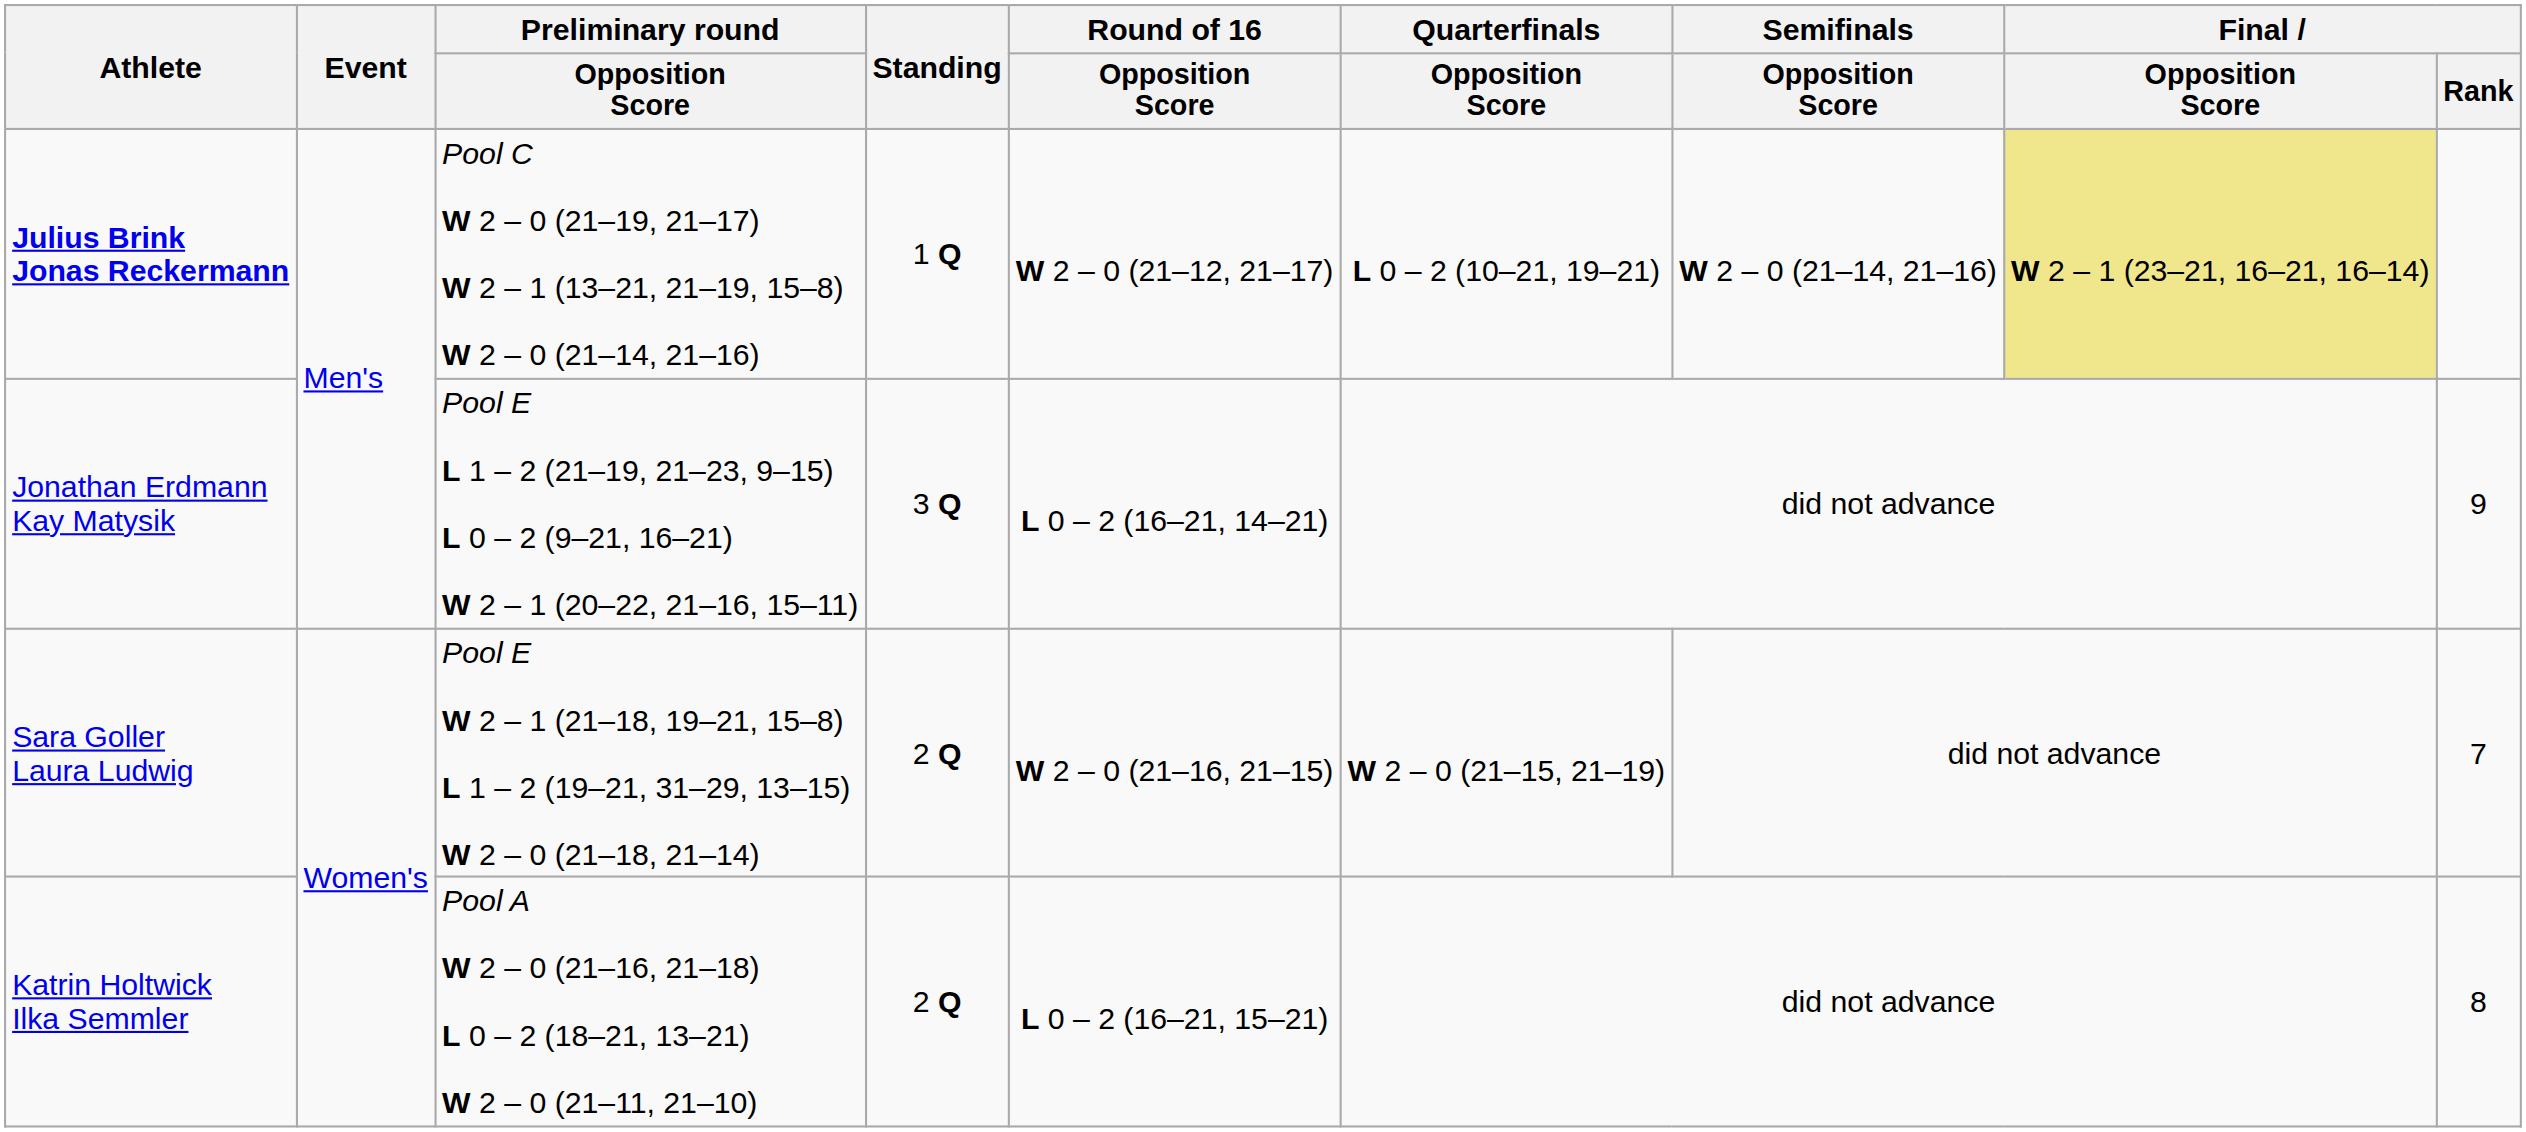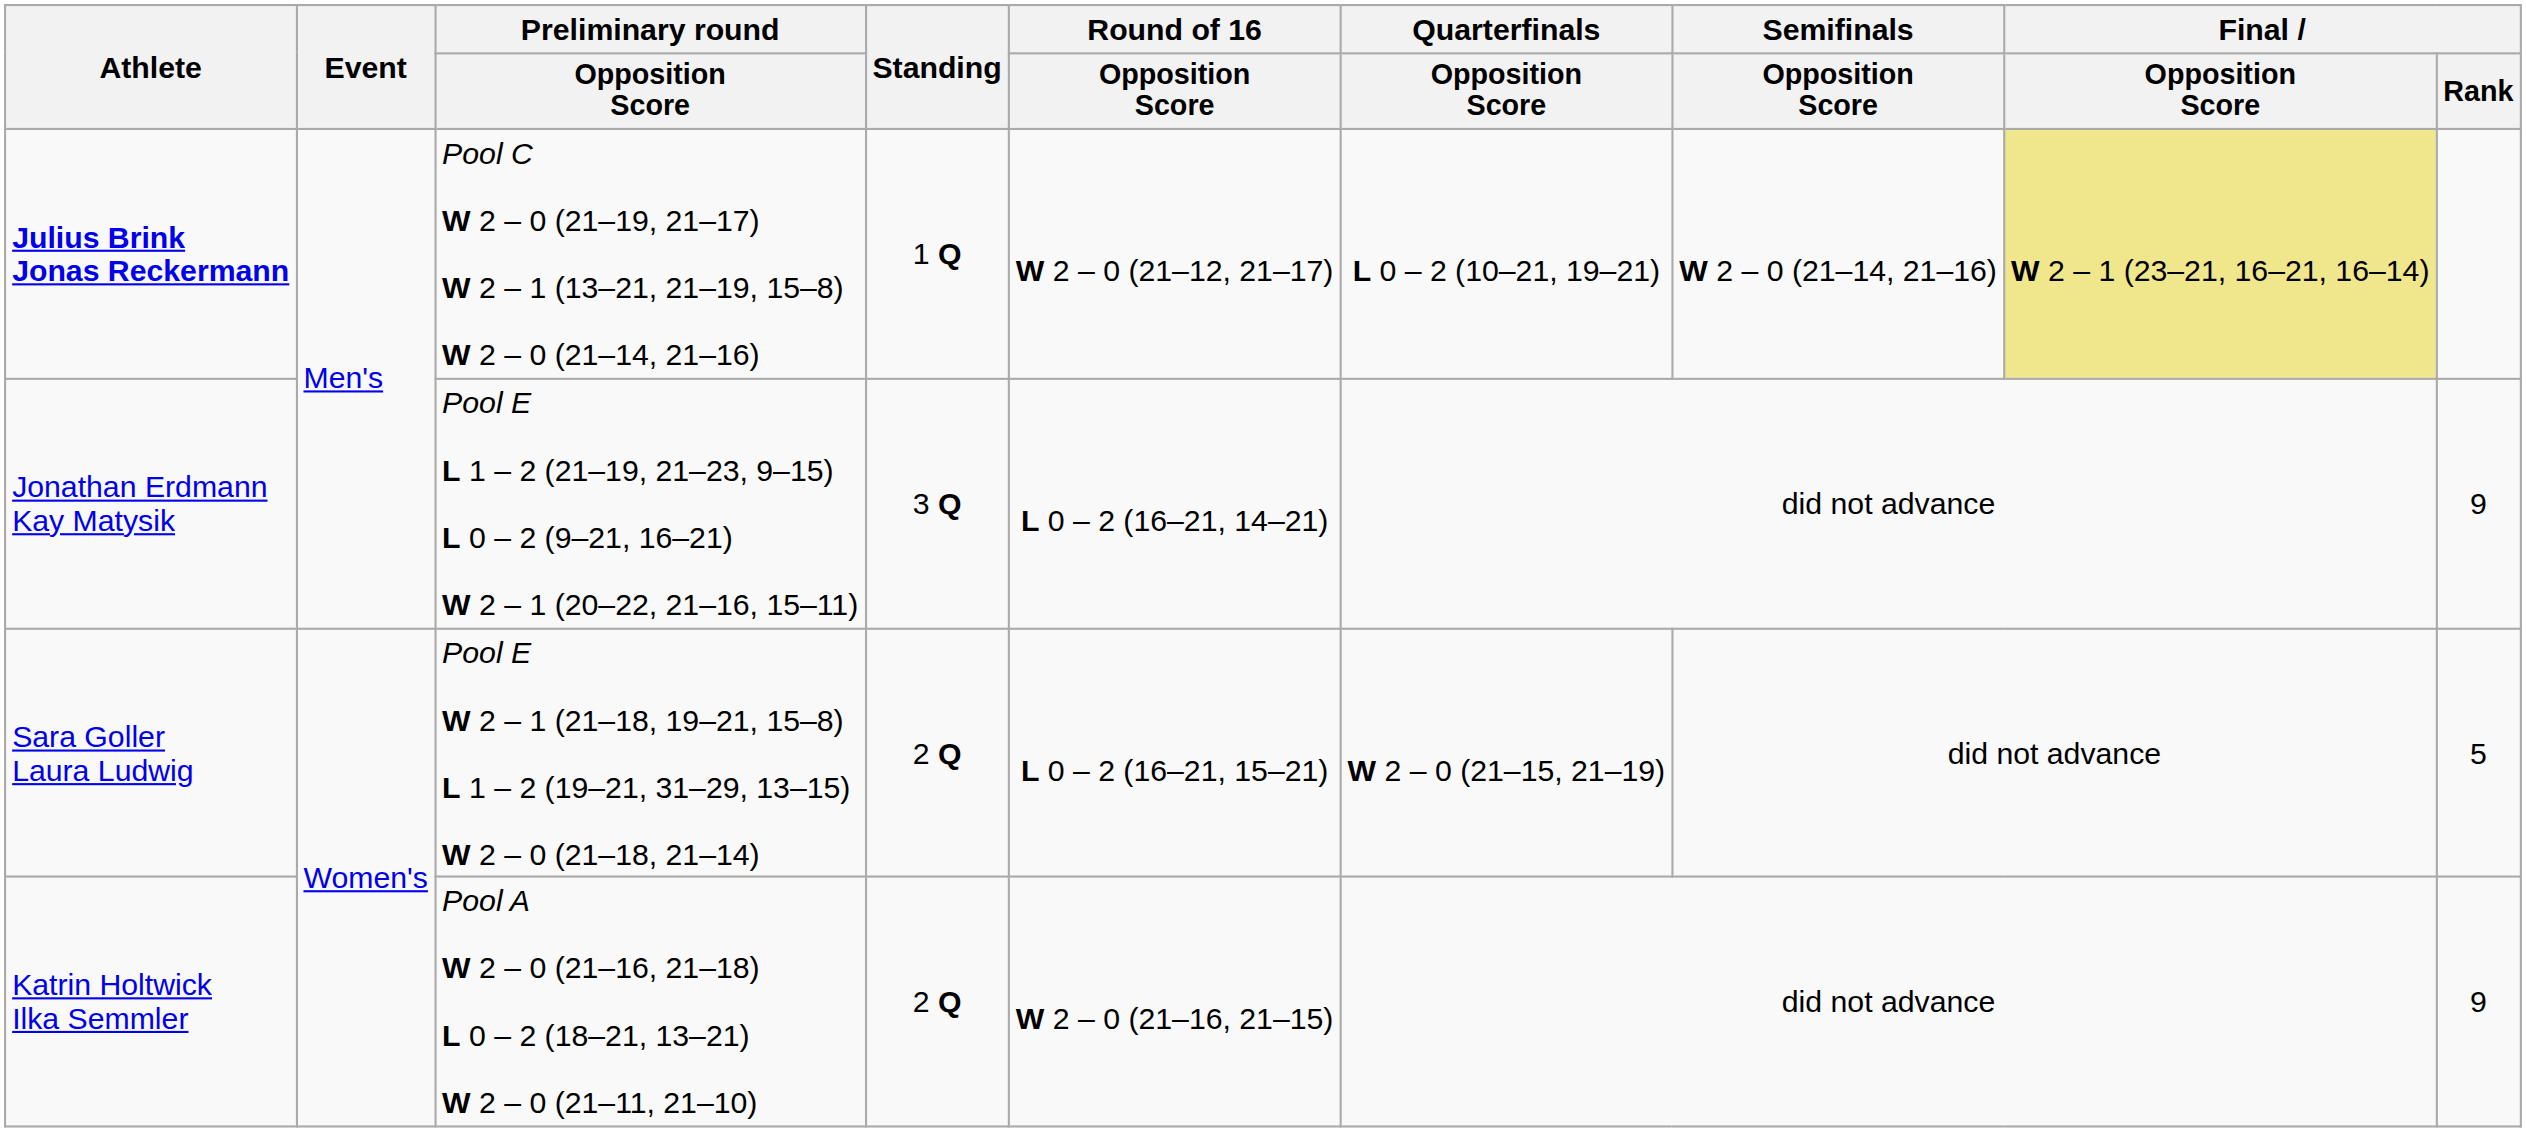(1175, 770) W 2 – 0 (21–16, 21–15) -> (1175, 770) L 0 – 2 (16–21, 15–21)
(2478, 753) 7 -> (2478, 753) 5
(1175, 1019) L 0 – 2 (16–21, 15–21) -> (1175, 1019) W 2 – 0 (21–16, 21–15)
(2478, 1003) 8 -> (2478, 1003) 9
